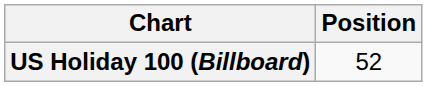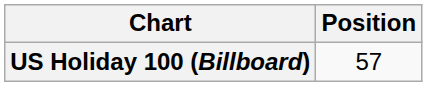(369, 61) 52 -> (369, 61) 57
